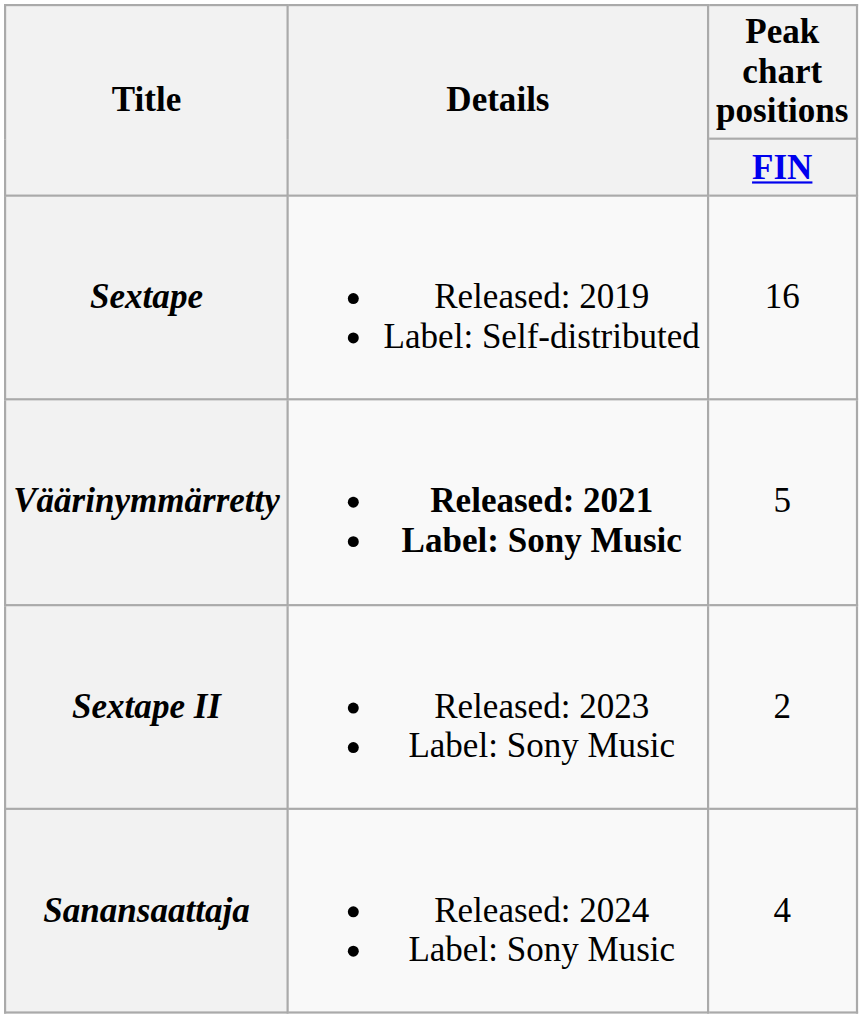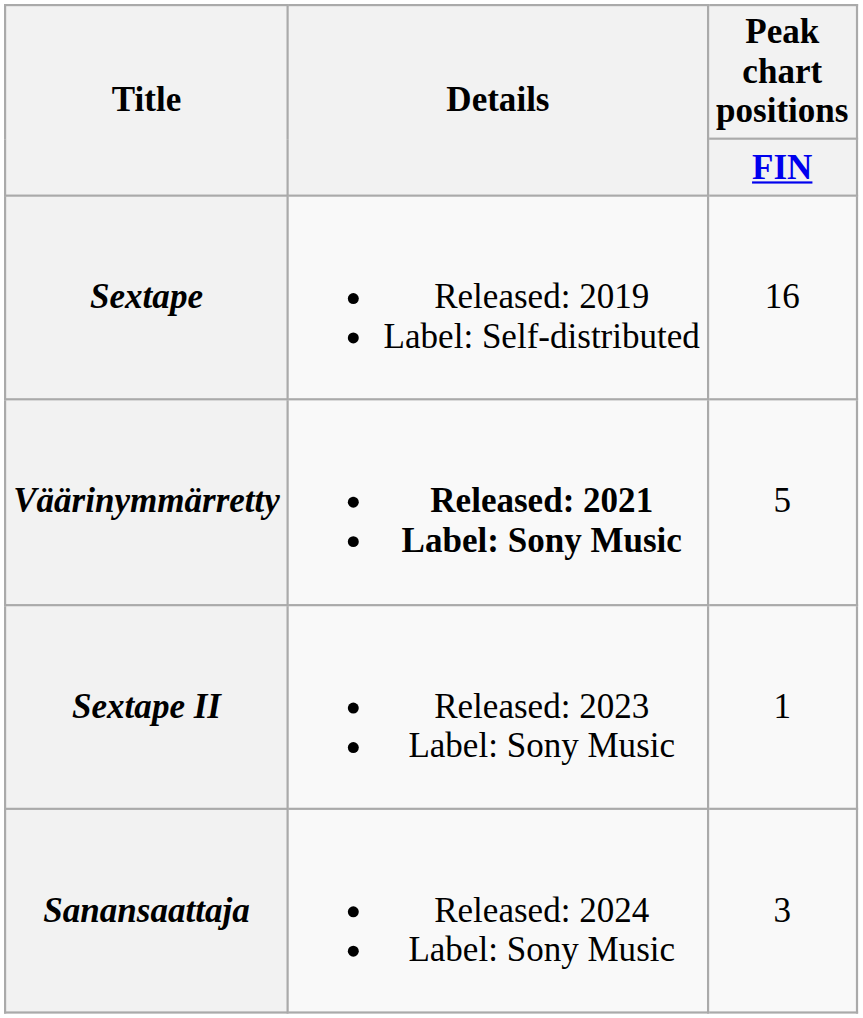(782, 705) 2 -> (782, 705) 1
(782, 910) 4 -> (782, 910) 3
